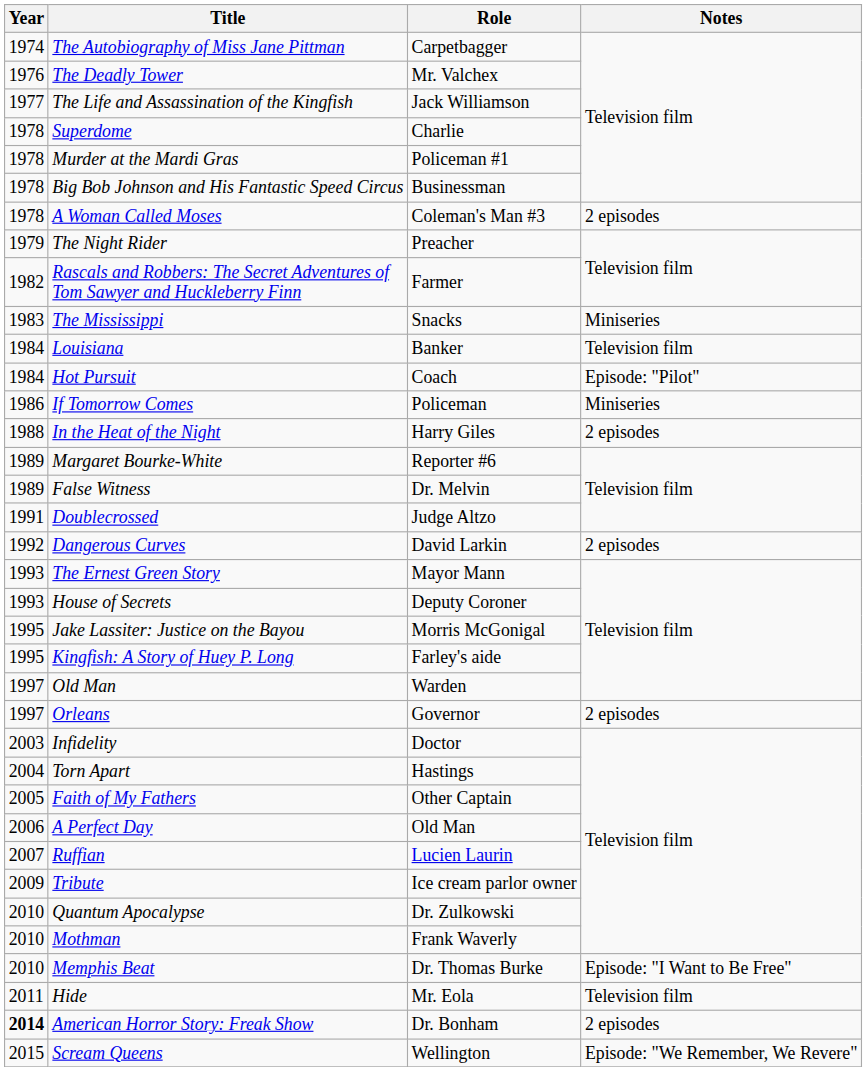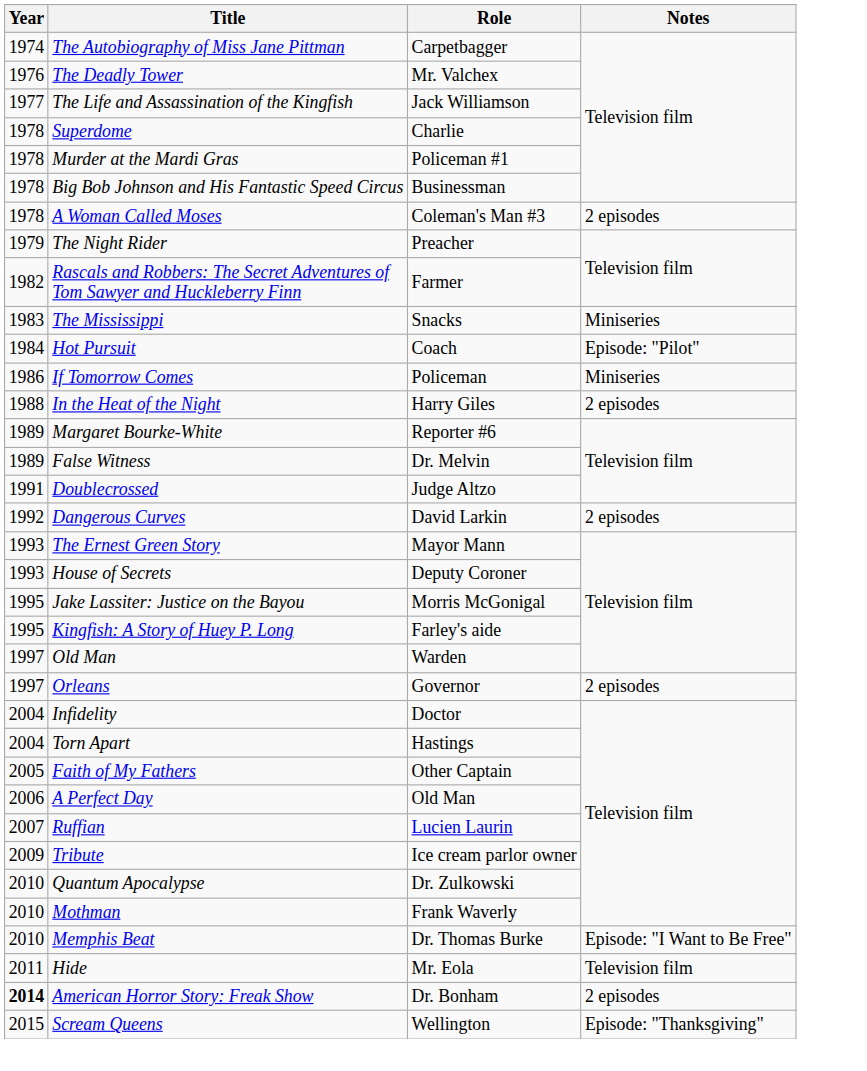- row: (88, 348)
(26, 742) 2003 -> (26, 714) 2004
(721, 1052) Episode: "We Remember, We Revere" -> (674, 1024) Episode: "Thanksgiving"
